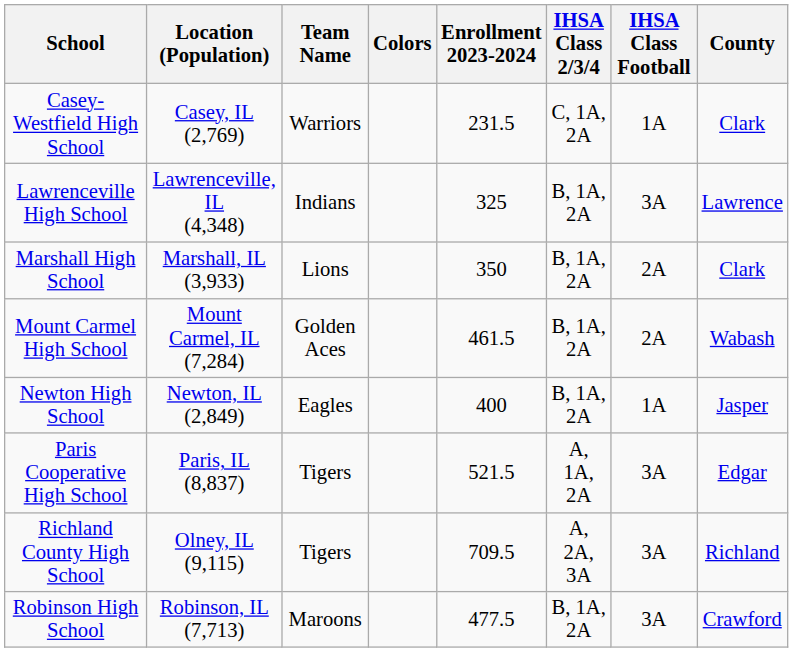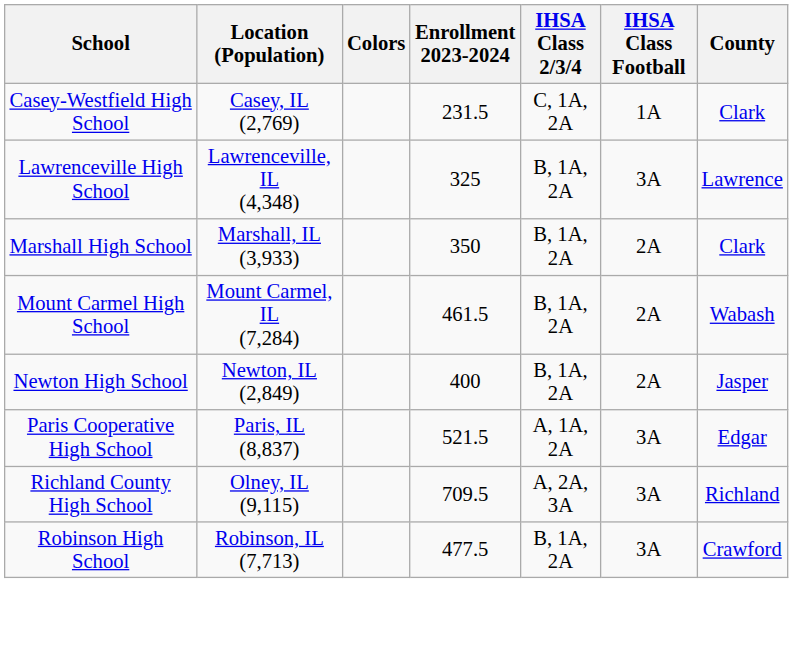- column: (325, 44)
(654, 405) 1A -> (649, 381) 2A
